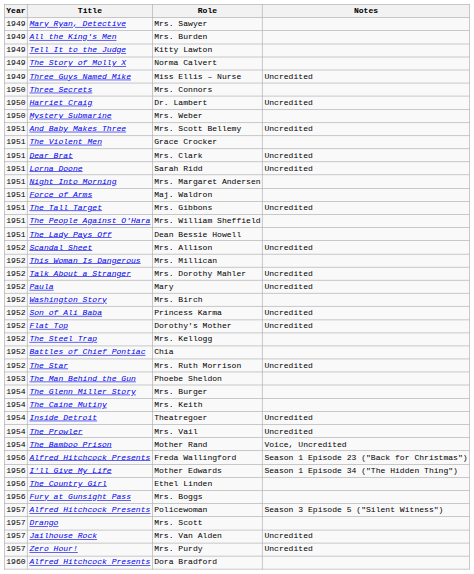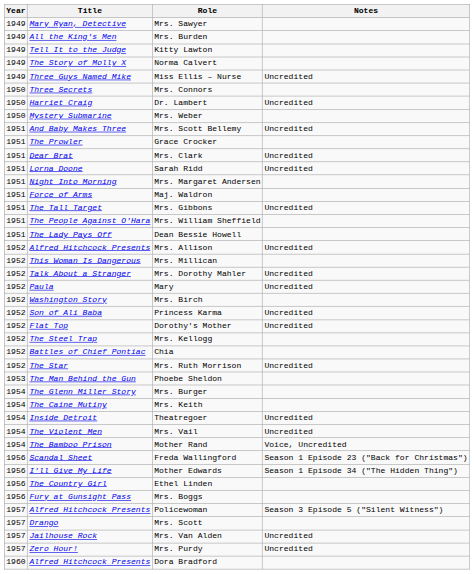(66, 142) The Violent Men -> (56, 142) The Prowler
(61, 247) Scandal Sheet -> (90, 247) Alfred Hitchcock Presents
(56, 431) The Prowler -> (66, 431) The Violent Men
(90, 458) Alfred Hitchcock Presents -> (61, 458) Scandal Sheet
